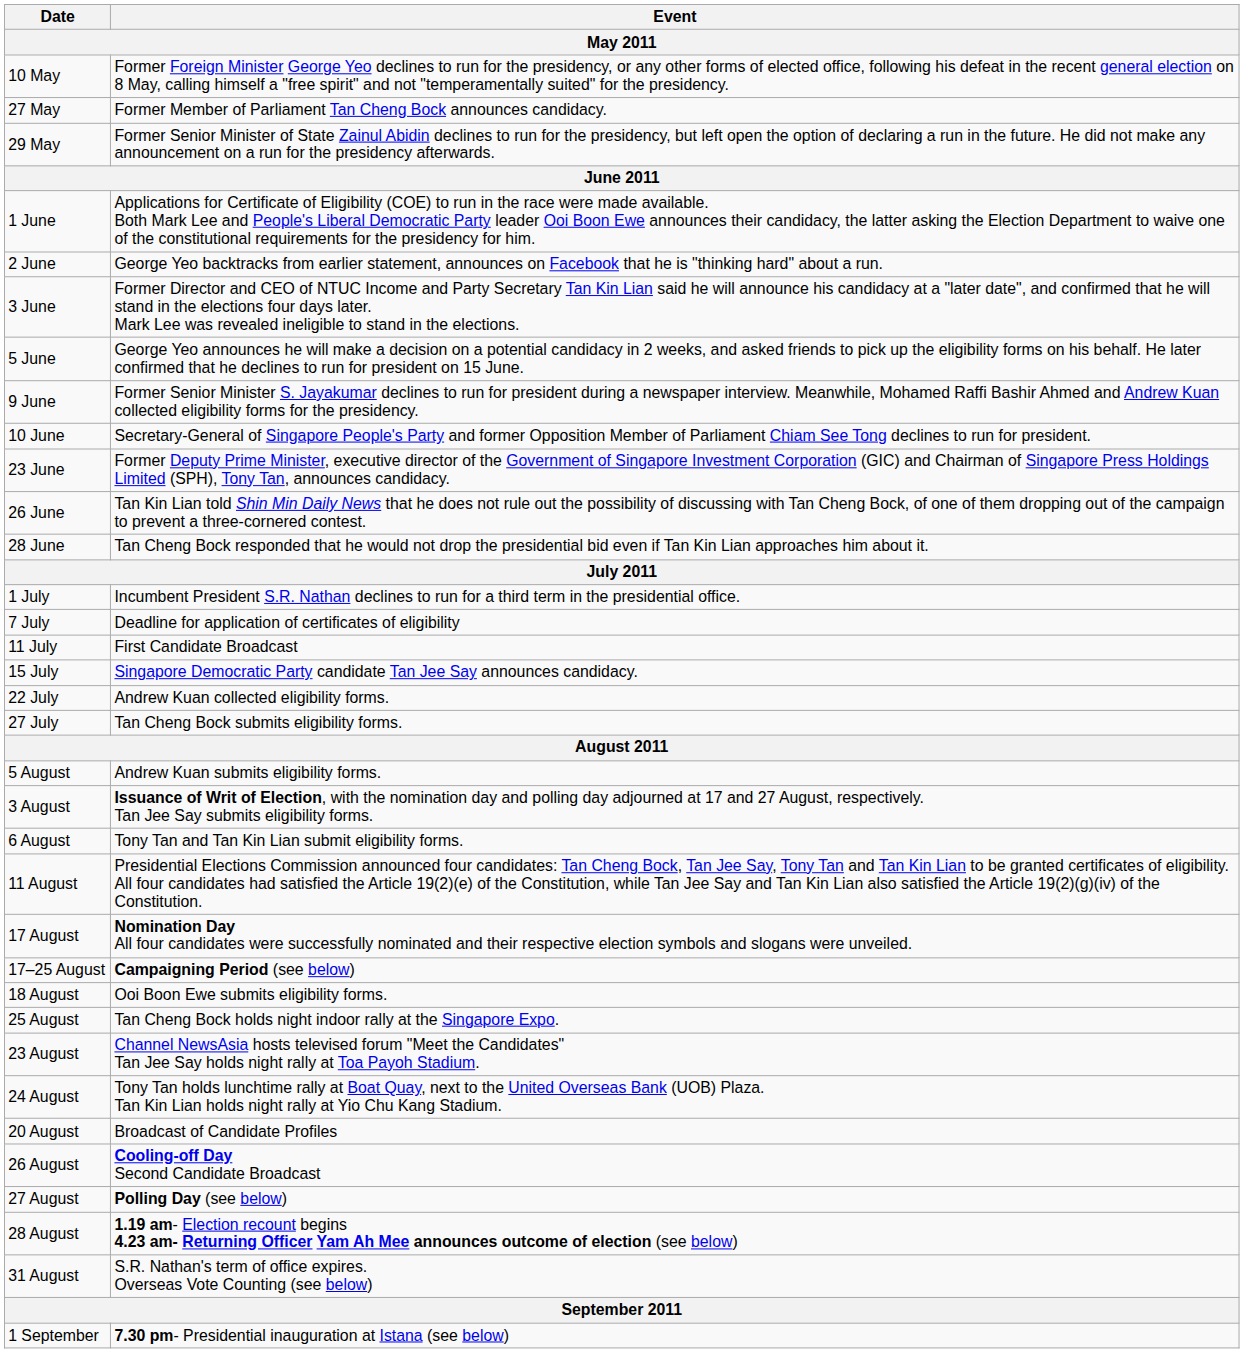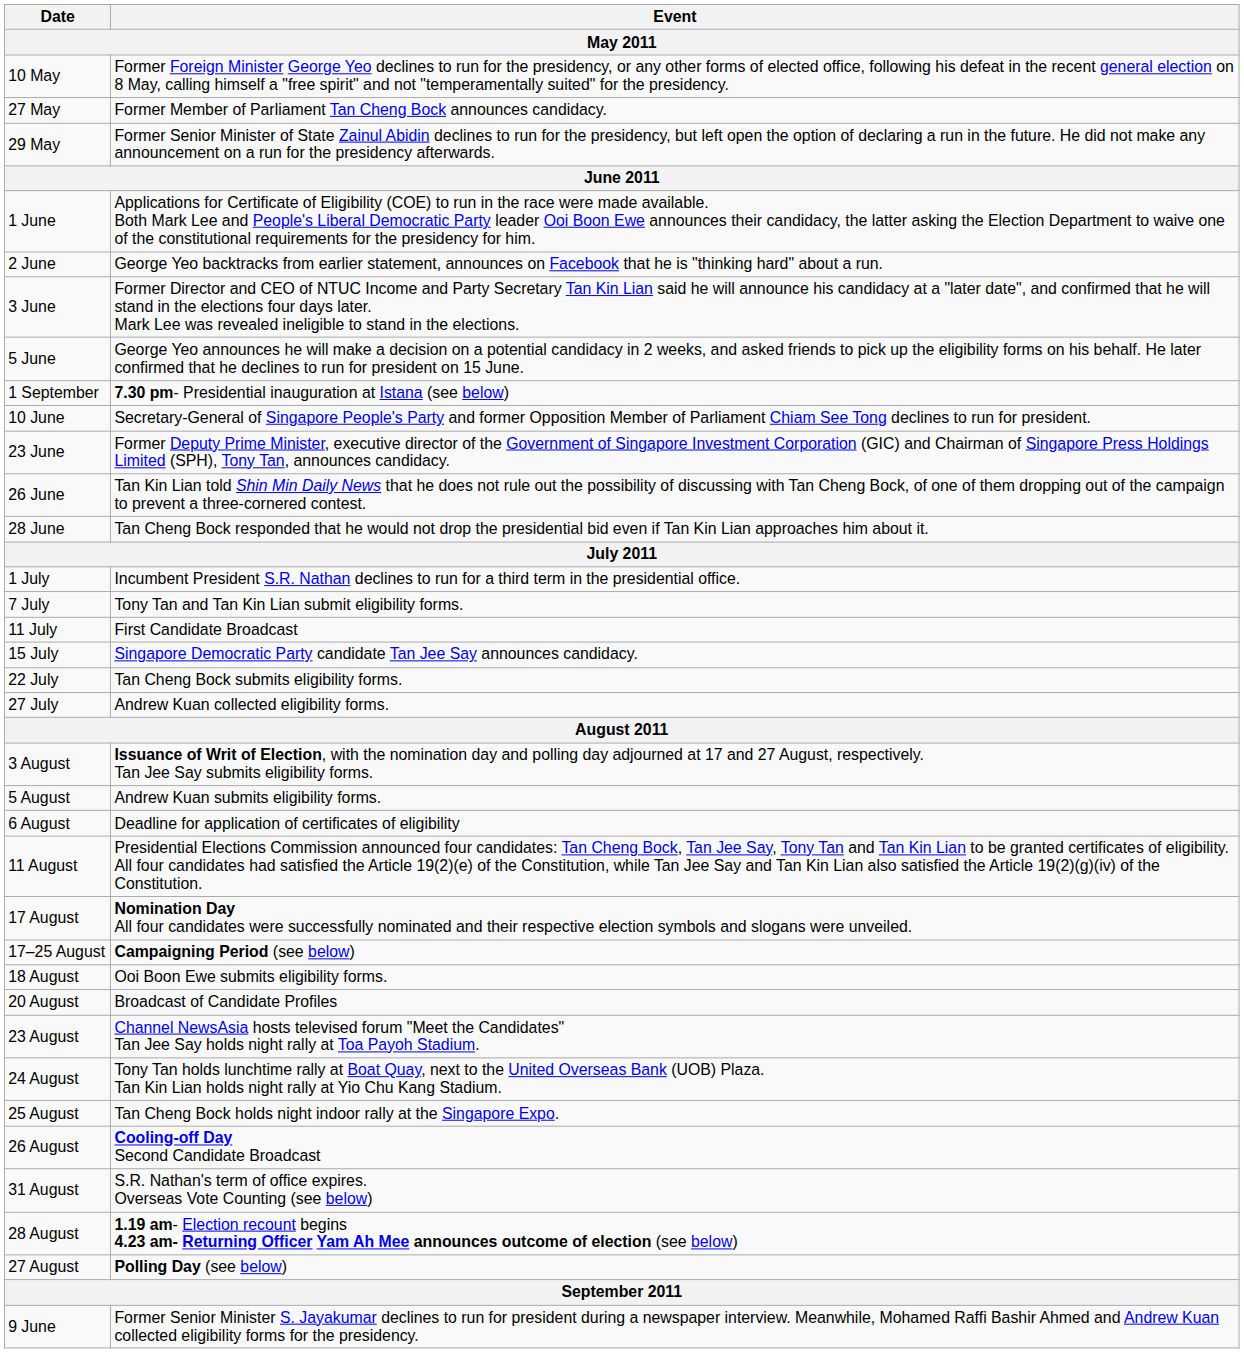rows swapped: (32, 401) <-> (53, 1335)
(287, 622) Deadline for application of certificates of eligibility -> (289, 604) Tony Tan and Tan Kin Lian submit eligibility forms.
(252, 697) Andrew Kuan collected eligibility forms. -> (258, 679) Tan Cheng Bock submits eligibility forms.
(258, 722) Tan Cheng Bock submits eligibility forms. -> (252, 704) Andrew Kuan collected eligibility forms.
rows swapped: (39, 807) <-> (39, 773)
(289, 841) Tony Tan and Tan Kin Lian submit eligibility forms. -> (287, 823) Deadline for application of certificates of eligibility
rows swapped: (43, 1131) <-> (43, 1020)
rows swapped: (43, 1199) <-> (43, 1276)
